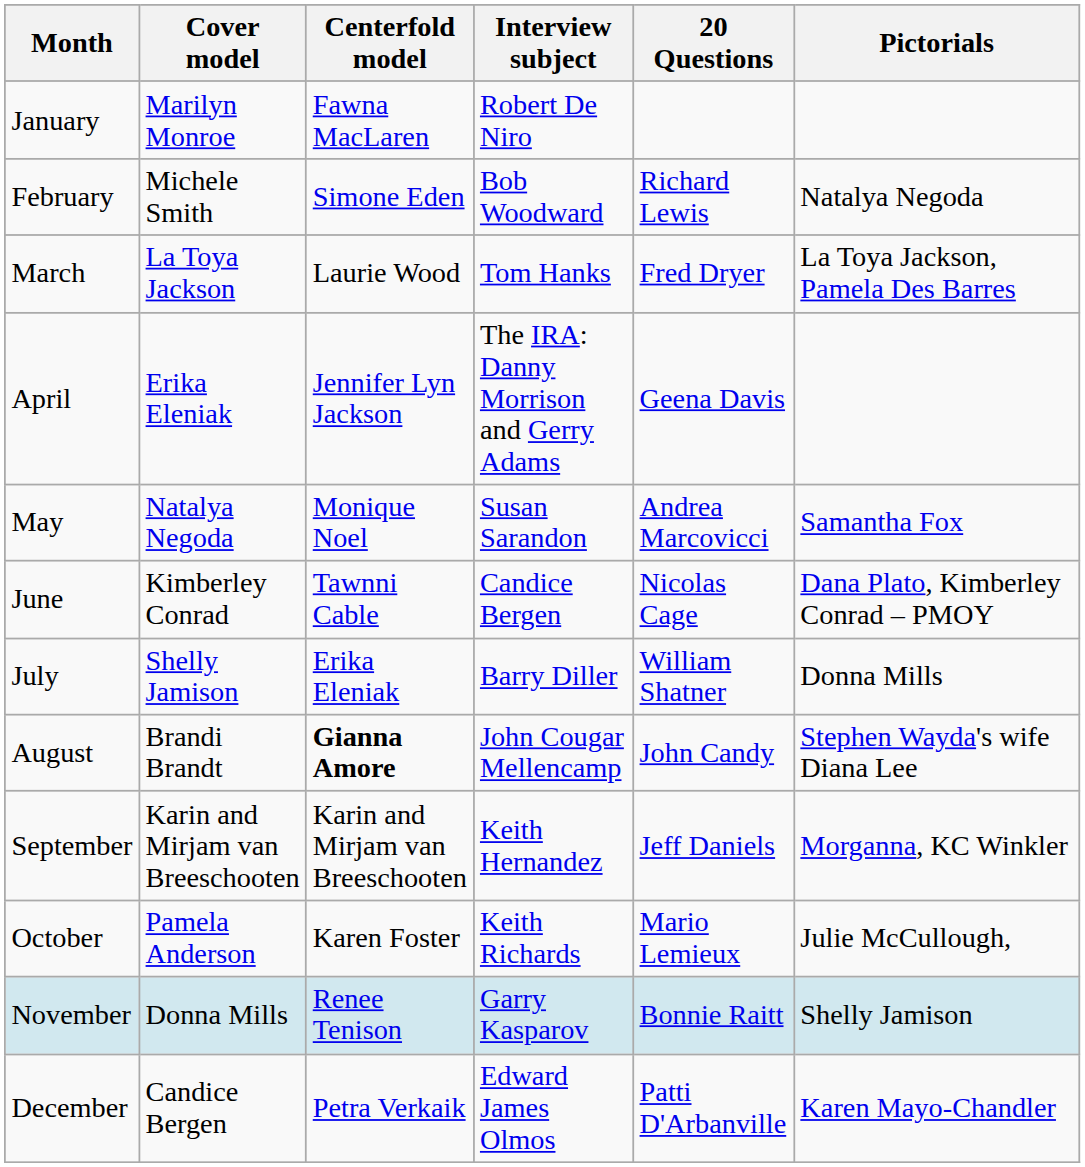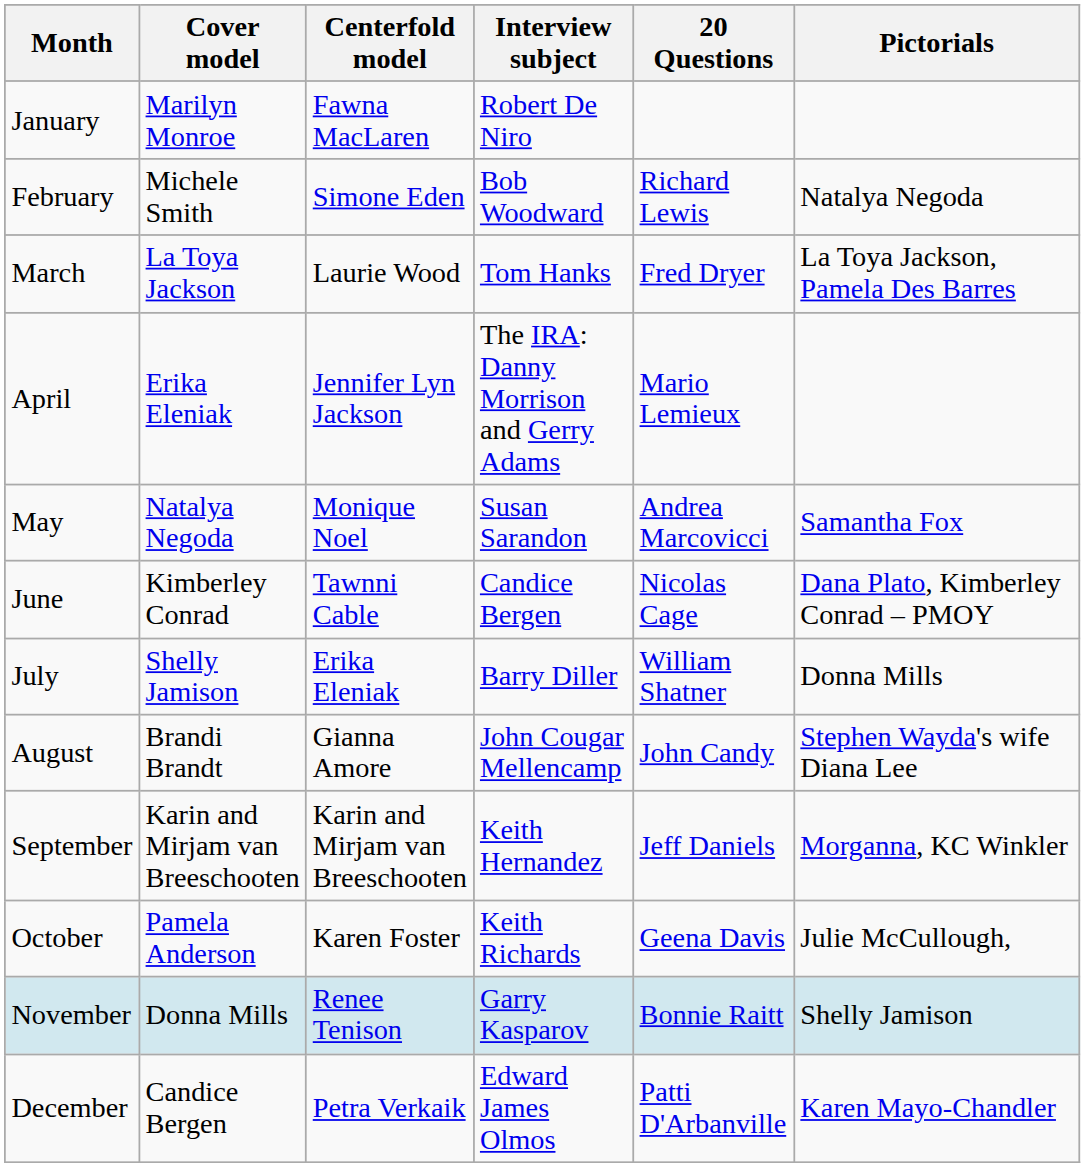(712, 397) Geena Davis -> (690, 397) Mario Lemieux
(358, 752) bold -> (354, 752) normal
(690, 938) Mario Lemieux -> (712, 938) Geena Davis
